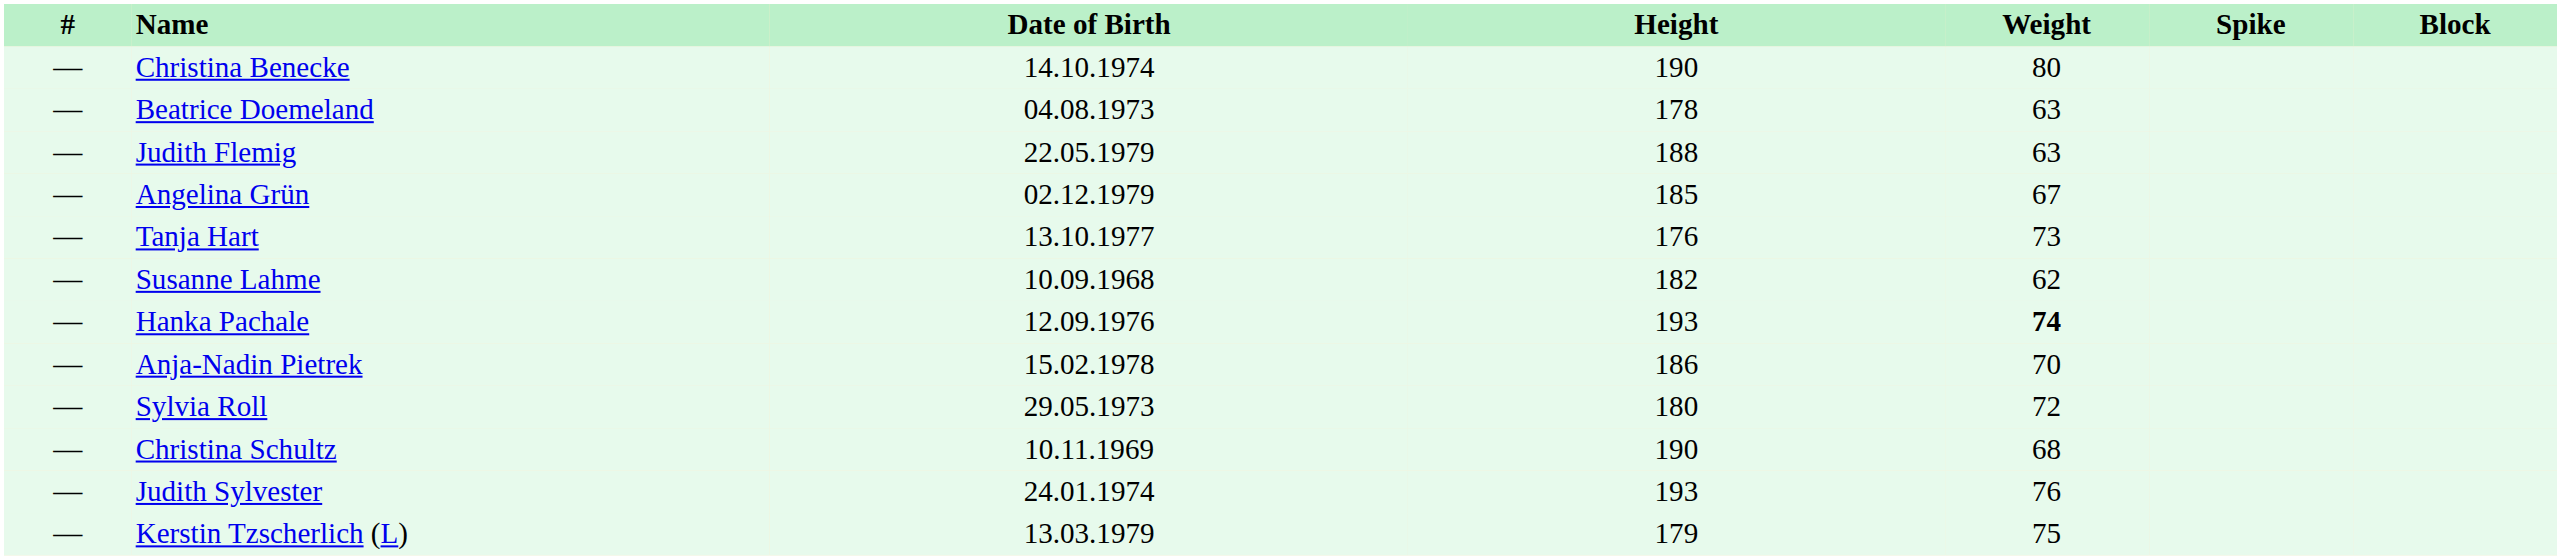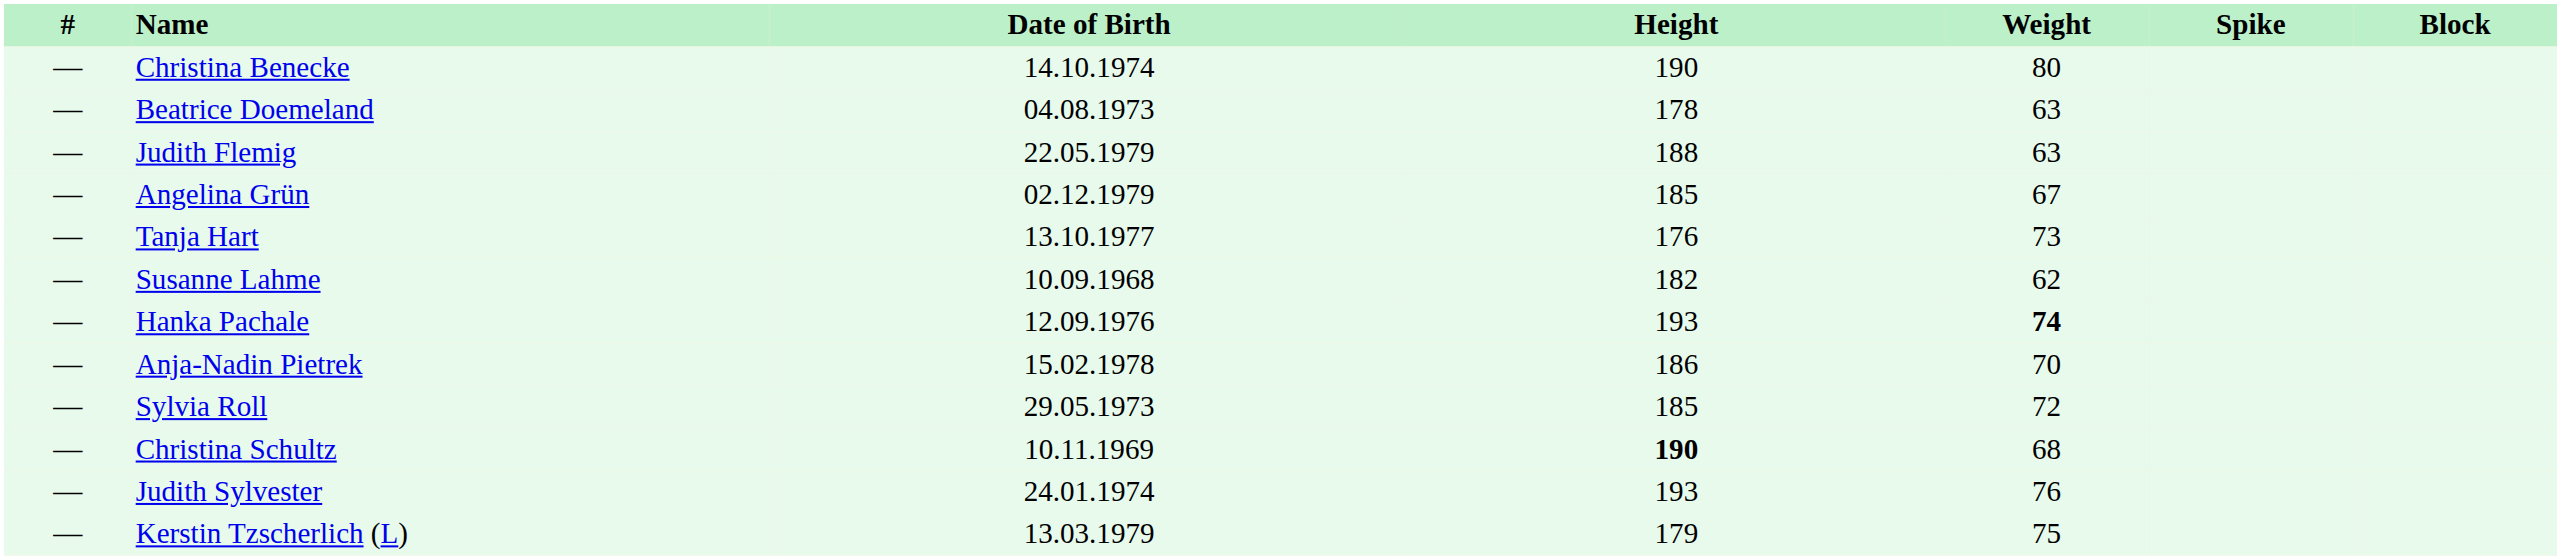(1676, 406) 180 -> (1676, 406) 185
(1676, 448) normal -> (1676, 448) bold
